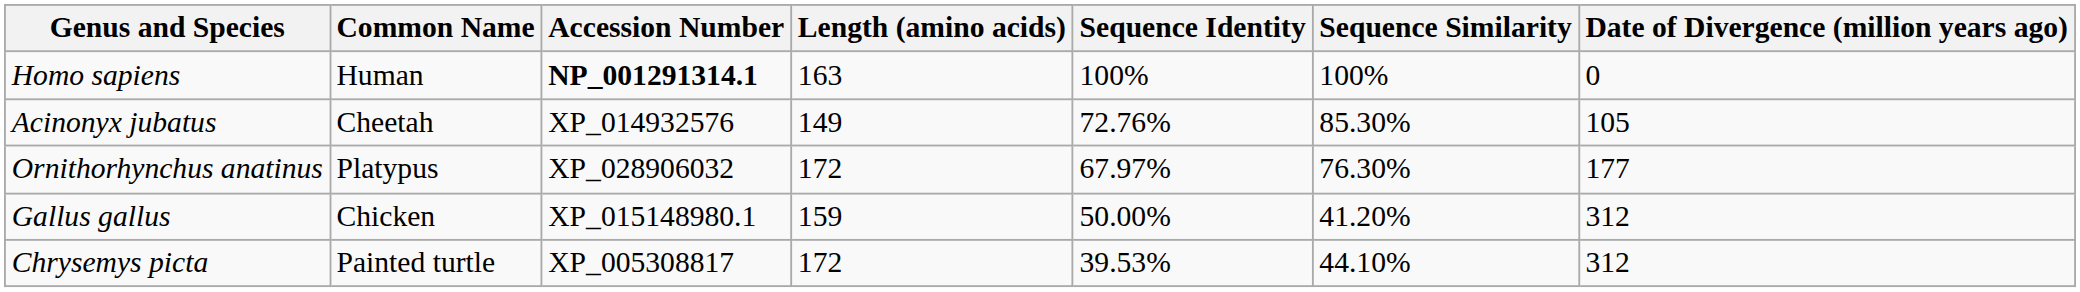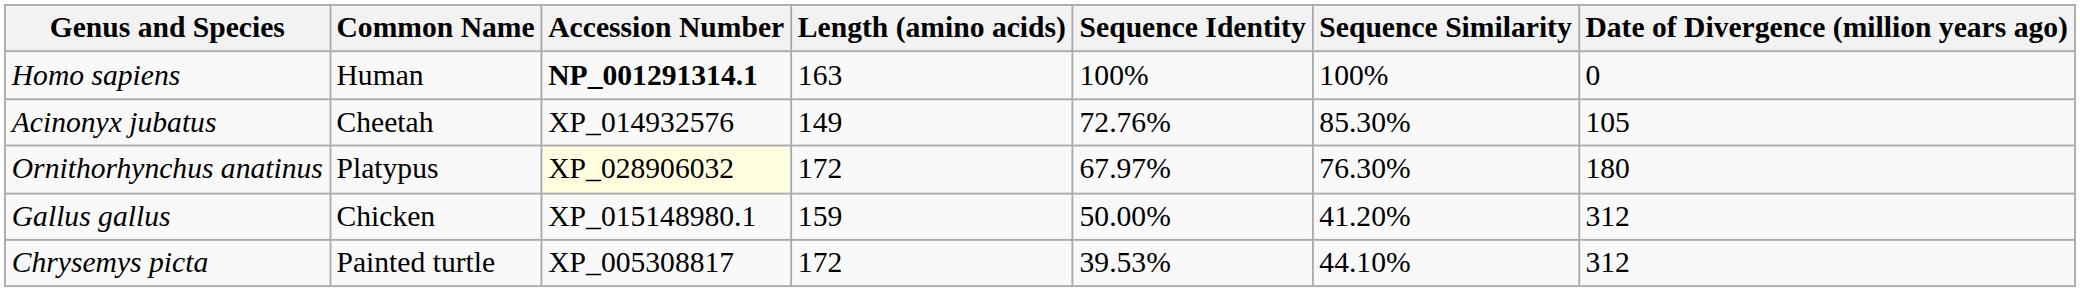(641, 168) no background -> (641, 168) lightyellow background
(1608, 168) 177 -> (1608, 168) 180
